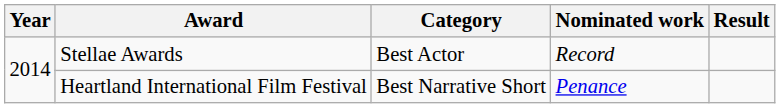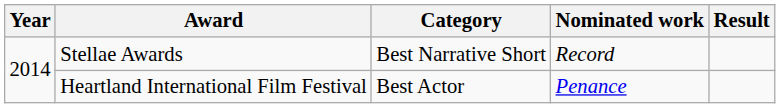(420, 53) Best Actor -> (461, 53) Best Narrative Short
(461, 86) Best Narrative Short -> (420, 86) Best Actor
